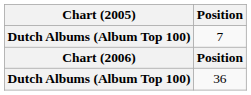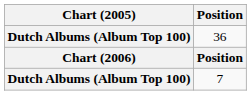rows swapped: (220, 79) <-> (220, 36)
